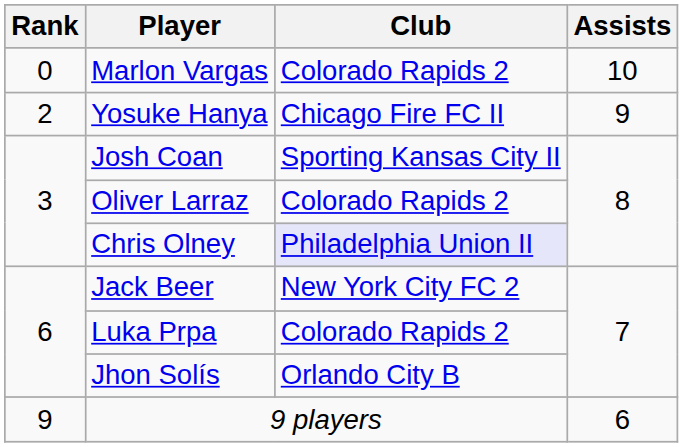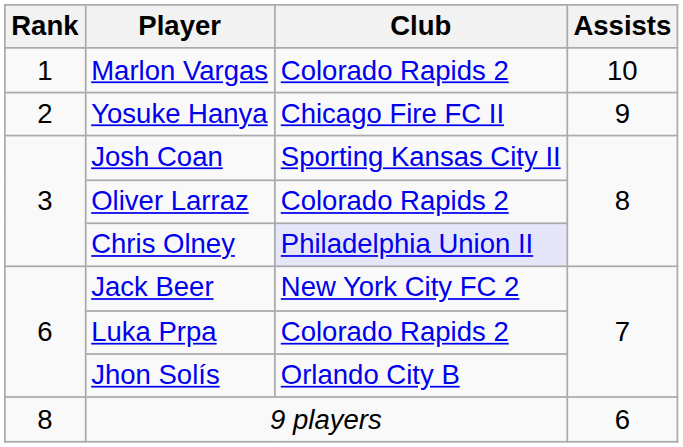(45, 69) 0 -> (45, 69) 1
(45, 419) 9 -> (45, 419) 8
